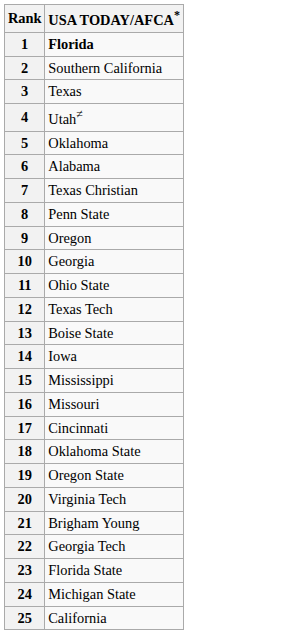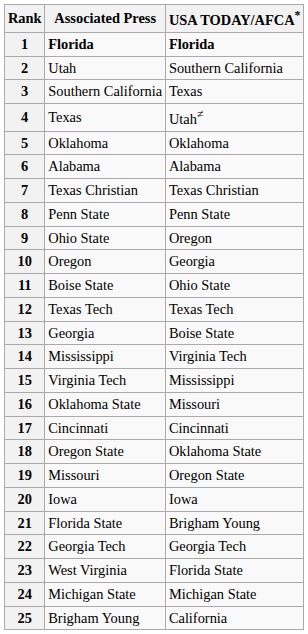+ column: (105, 18)
(63, 356) Iowa -> (208, 356) Virginia Tech
(87, 499) Virginia Tech -> (183, 499) Iowa
